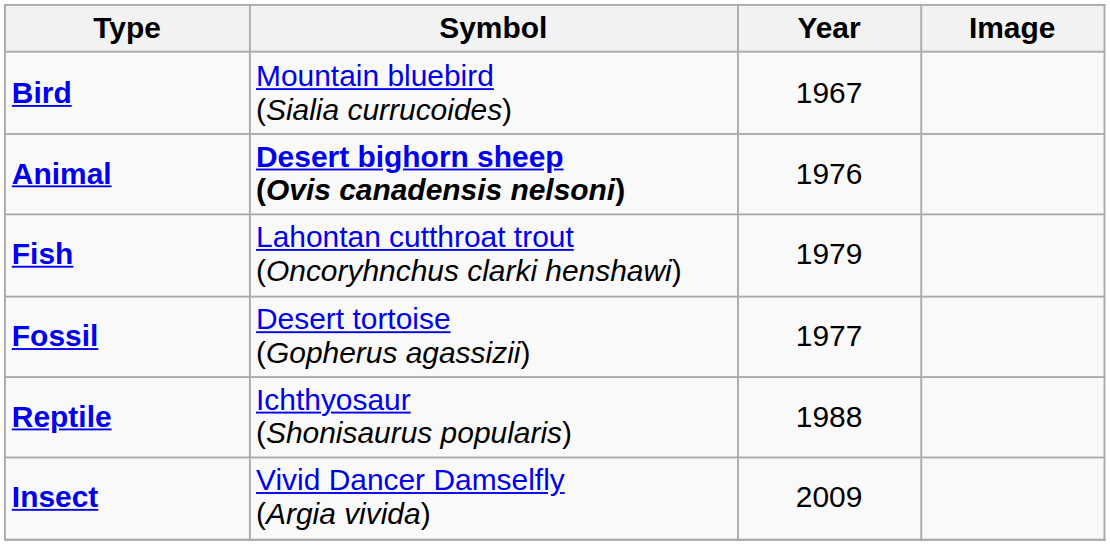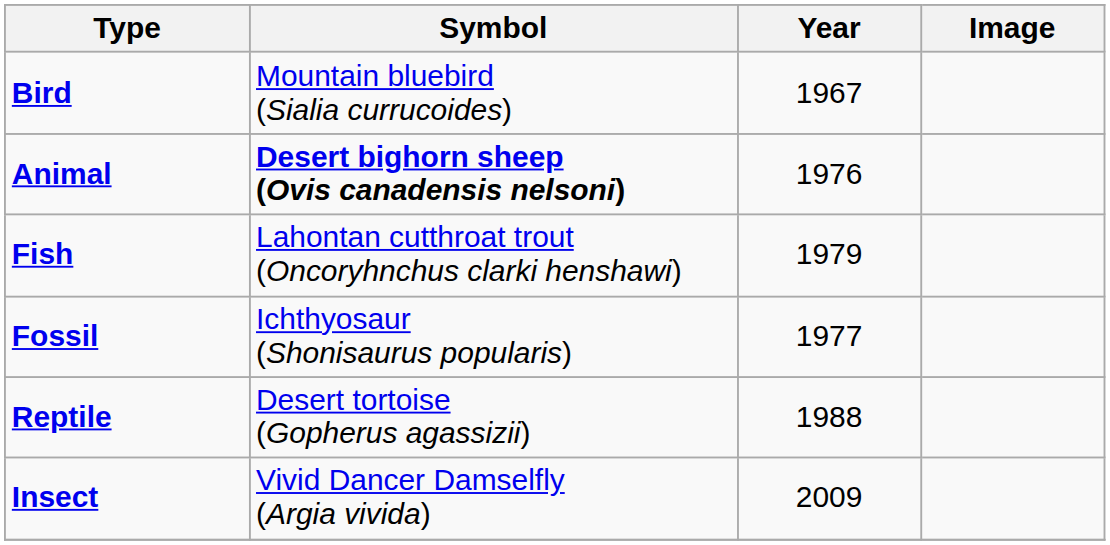(393, 335) Desert tortoise (Gopherus agassizii) -> (414, 335) Ichthyosaur (Shonisaurus popularis)
(414, 416) Ichthyosaur (Shonisaurus popularis) -> (393, 416) Desert tortoise (Gopherus agassizii)
